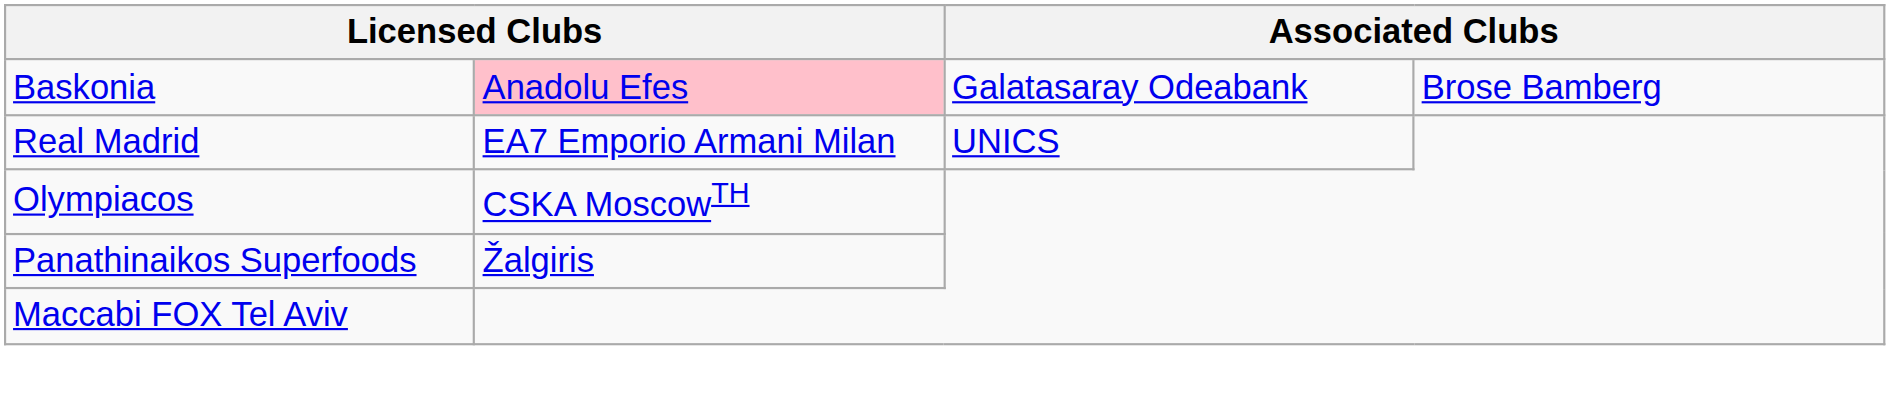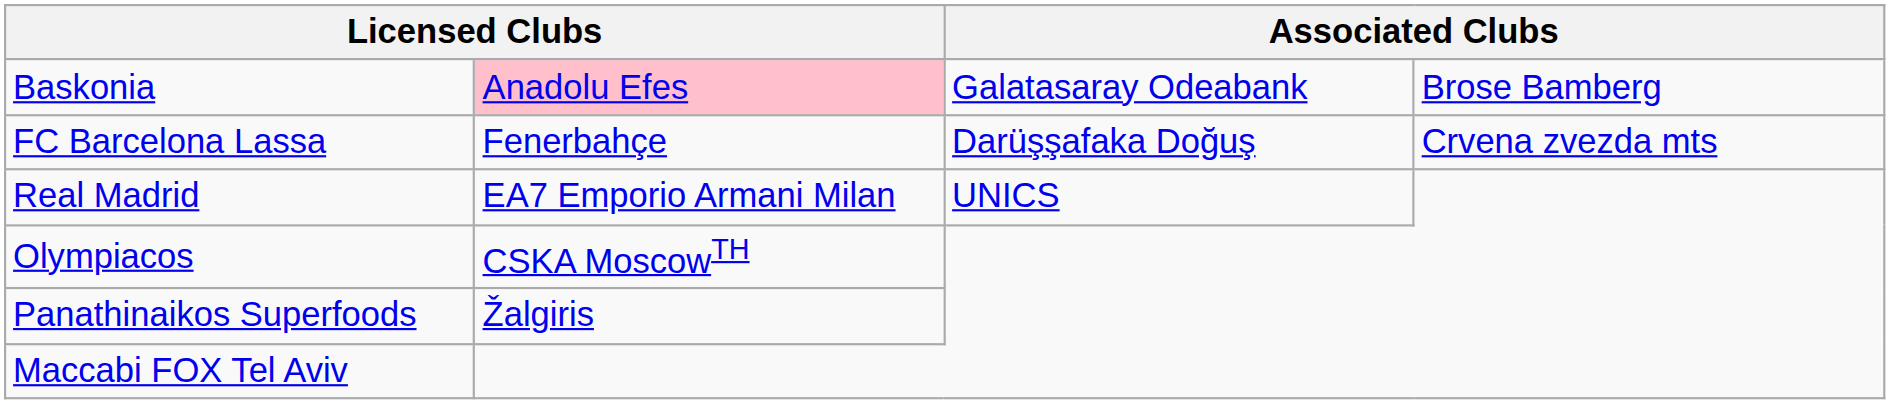+ row: (170, 141)
